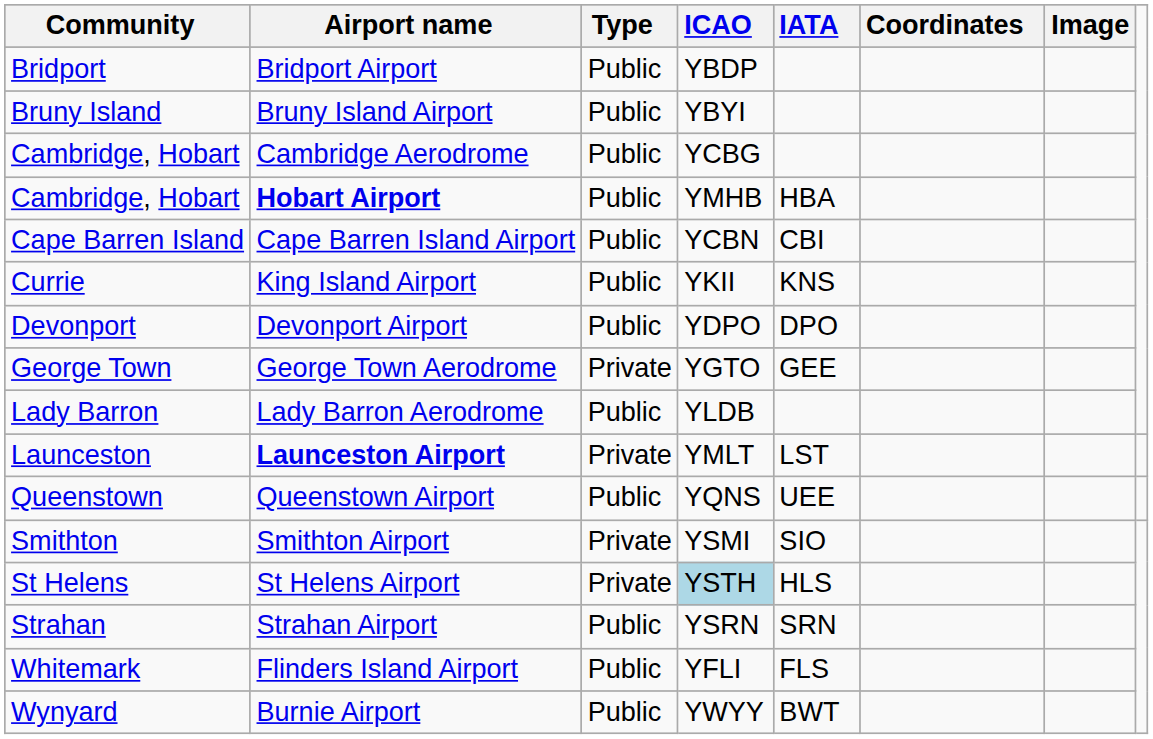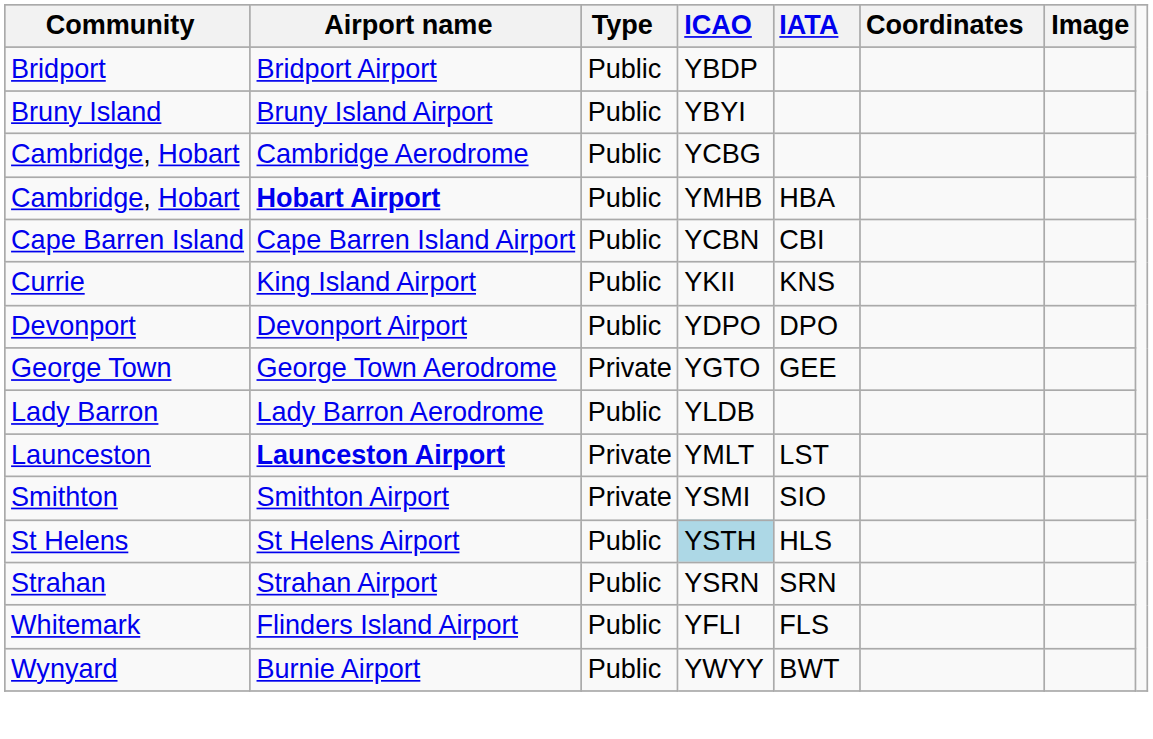- row: (375, 497)
(630, 583) Private -> (624, 540) Public
